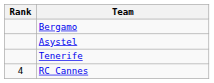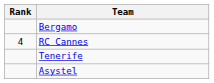rows swapped: (58, 41) <-> (64, 71)
